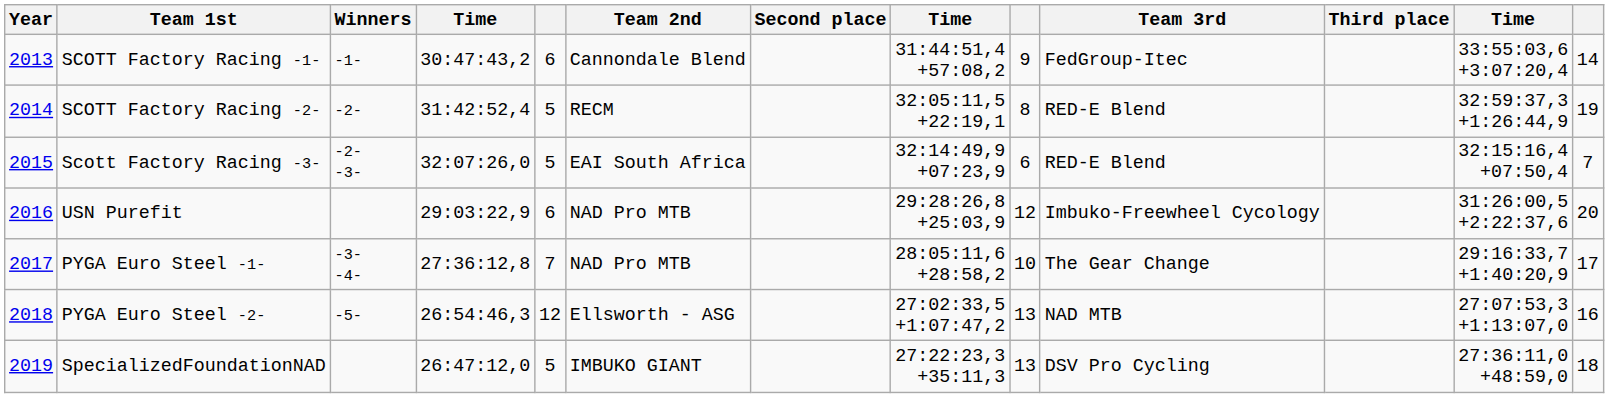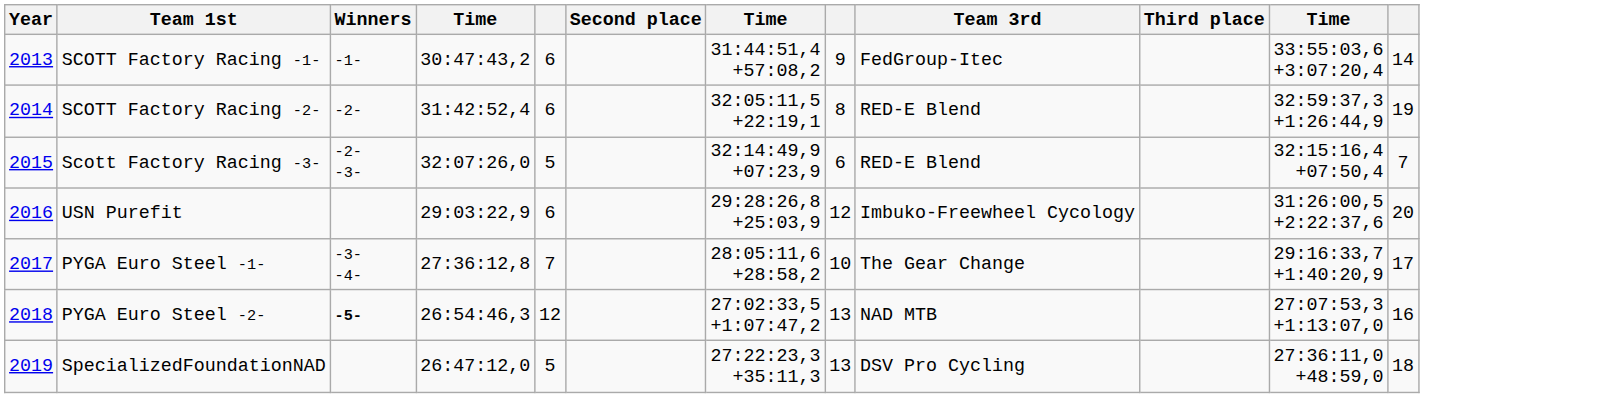- column: (658, 20)
(550, 111) 5 -> (550, 111) 6
(348, 316) normal -> (348, 315) bold
